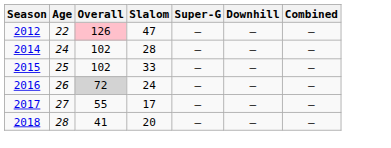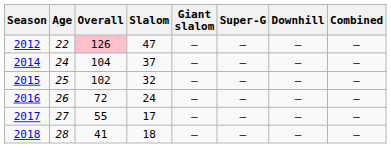+ column: (194, 20)
(101, 49) 102 -> (101, 62) 104
(149, 49) 28 -> (149, 62) 37
(149, 67) 33 -> (149, 80) 32
(101, 85) lightgrey background -> (101, 98) no background
(149, 121) 20 -> (149, 134) 18
